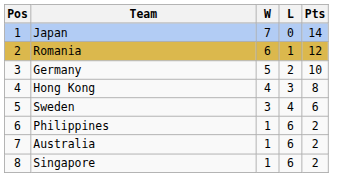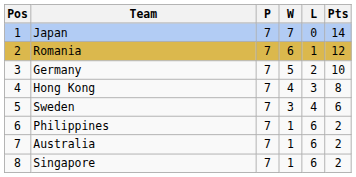+ column: (268, 14)
